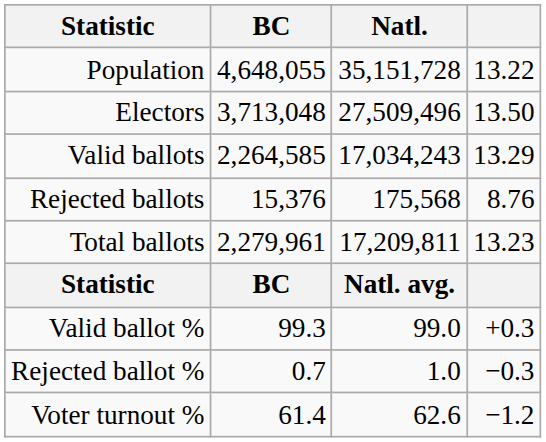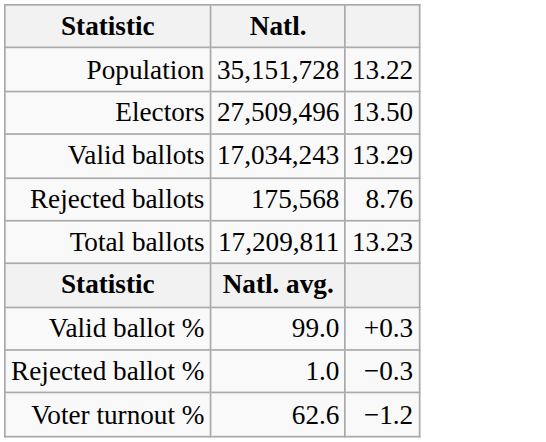- column: (271, 26)
